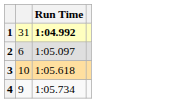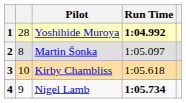+ column: (77, 14)
(24, 32) 31 -> (24, 32) 28
(21, 51) 6 -> (21, 51) 8
(55, 89) normal -> (145, 89) bold
